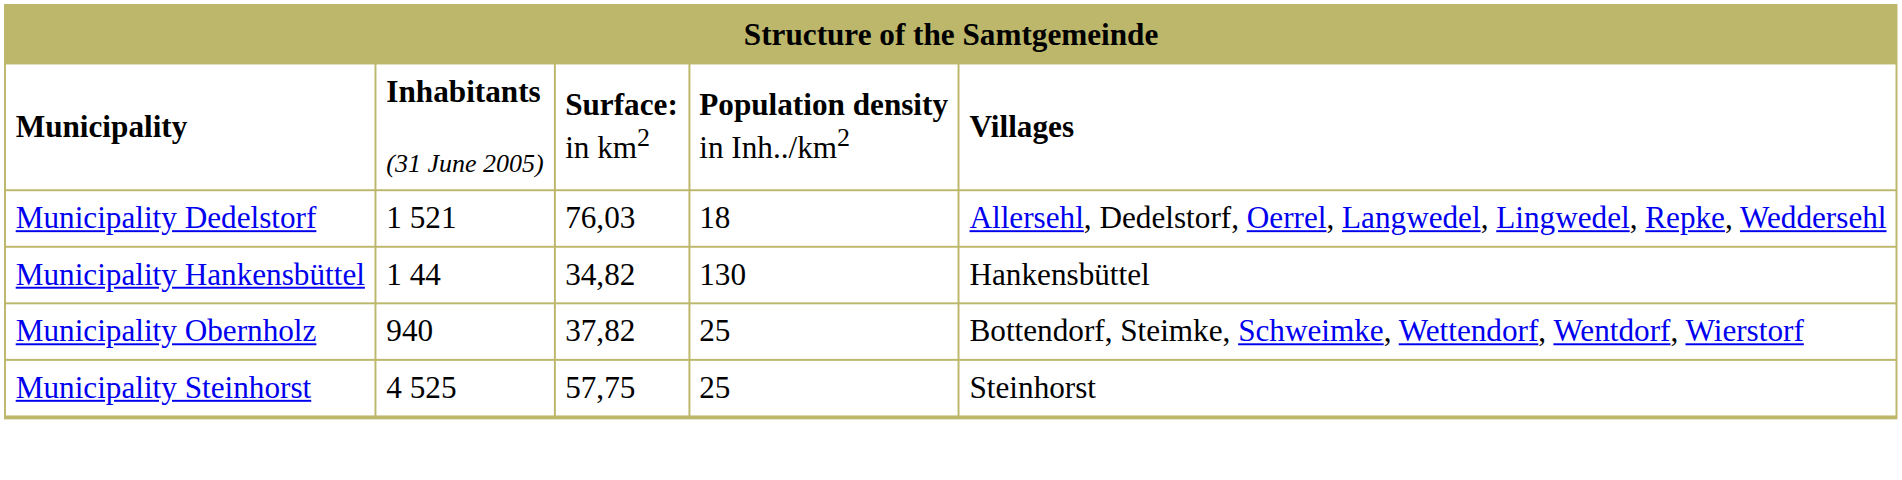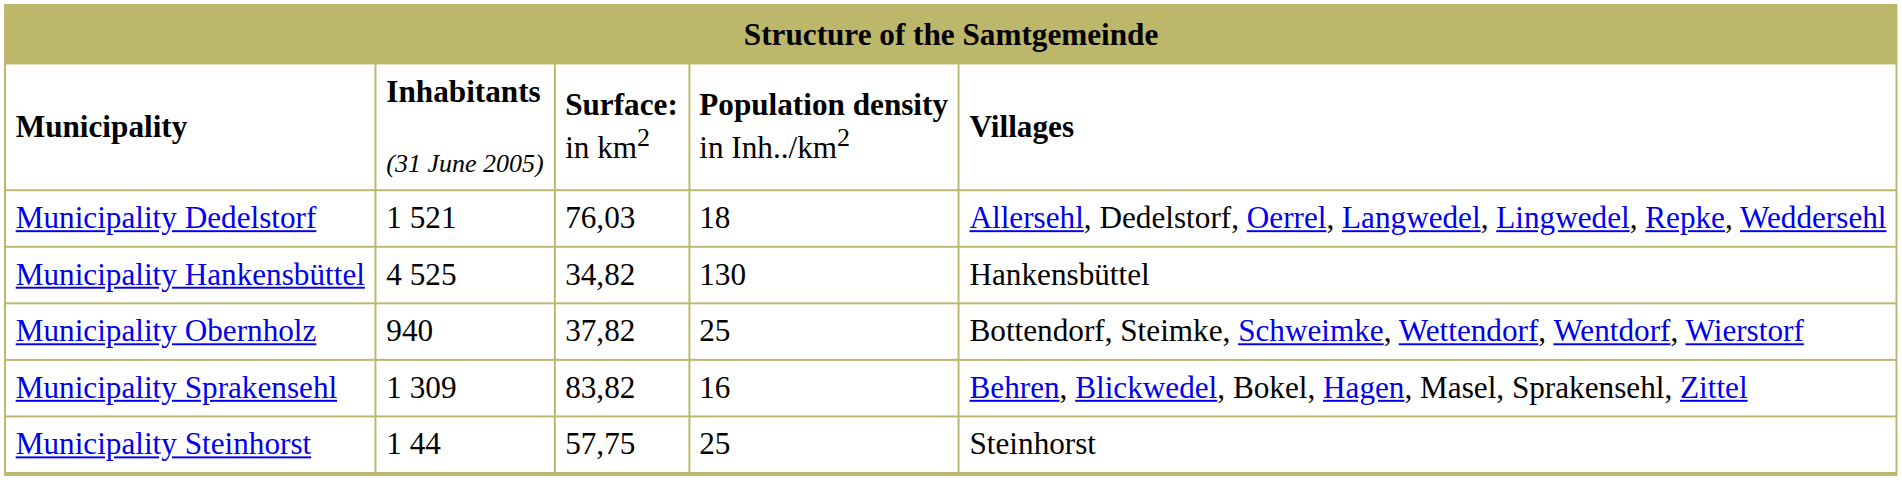(414, 274) 1 44 -> (421, 274) 4 525
+ row: (176, 387)
(421, 387) 4 525 -> (414, 444) 1 44
